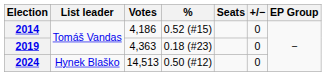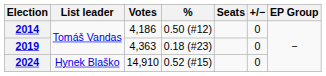(188, 29) 0.52 (#15) -> (188, 29) 0.50 (#12)
(143, 63) 14,513 -> (143, 63) 14,910
(188, 63) 0.50 (#12) -> (188, 63) 0.52 (#15)
